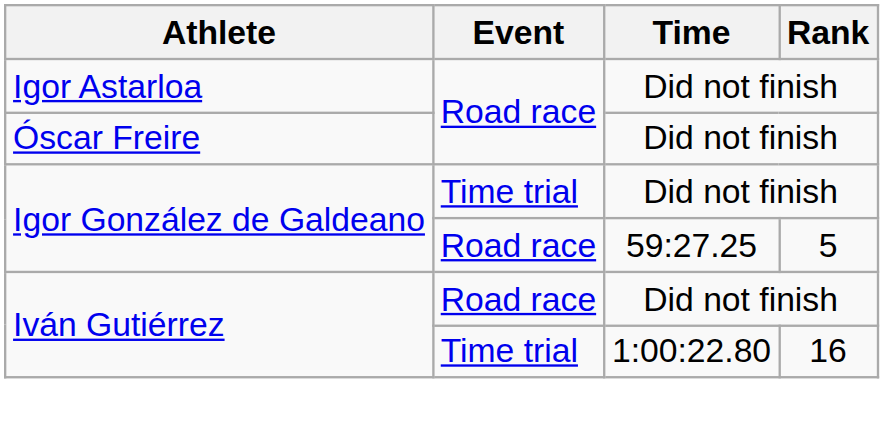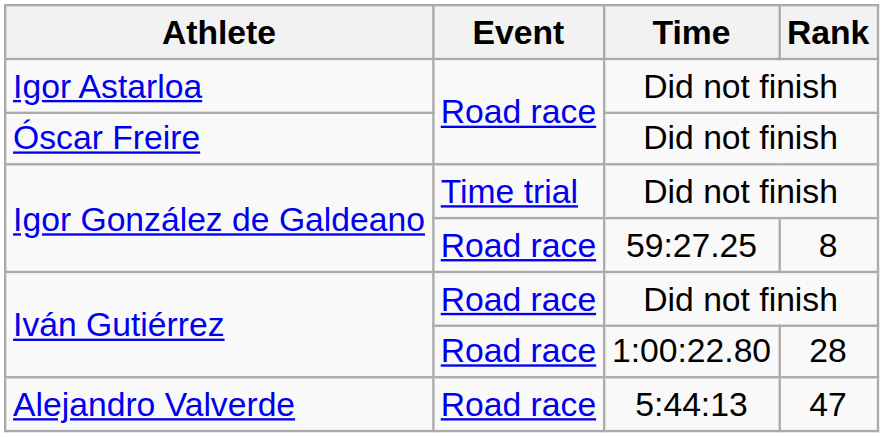(828, 245) 5 -> (828, 245) 8
(509, 352) Time trial -> (518, 352) Road race
(828, 352) 16 -> (828, 352) 28
+ row: (154, 405)
